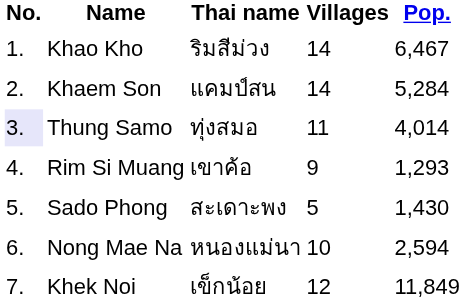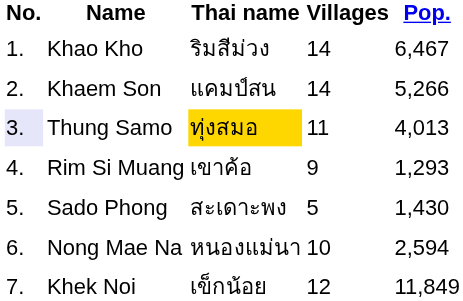(422, 87) 5,284 -> (422, 87) 5,266
(224, 128) no background -> (224, 128) gold background
(422, 127) 4,014 -> (422, 127) 4,013
